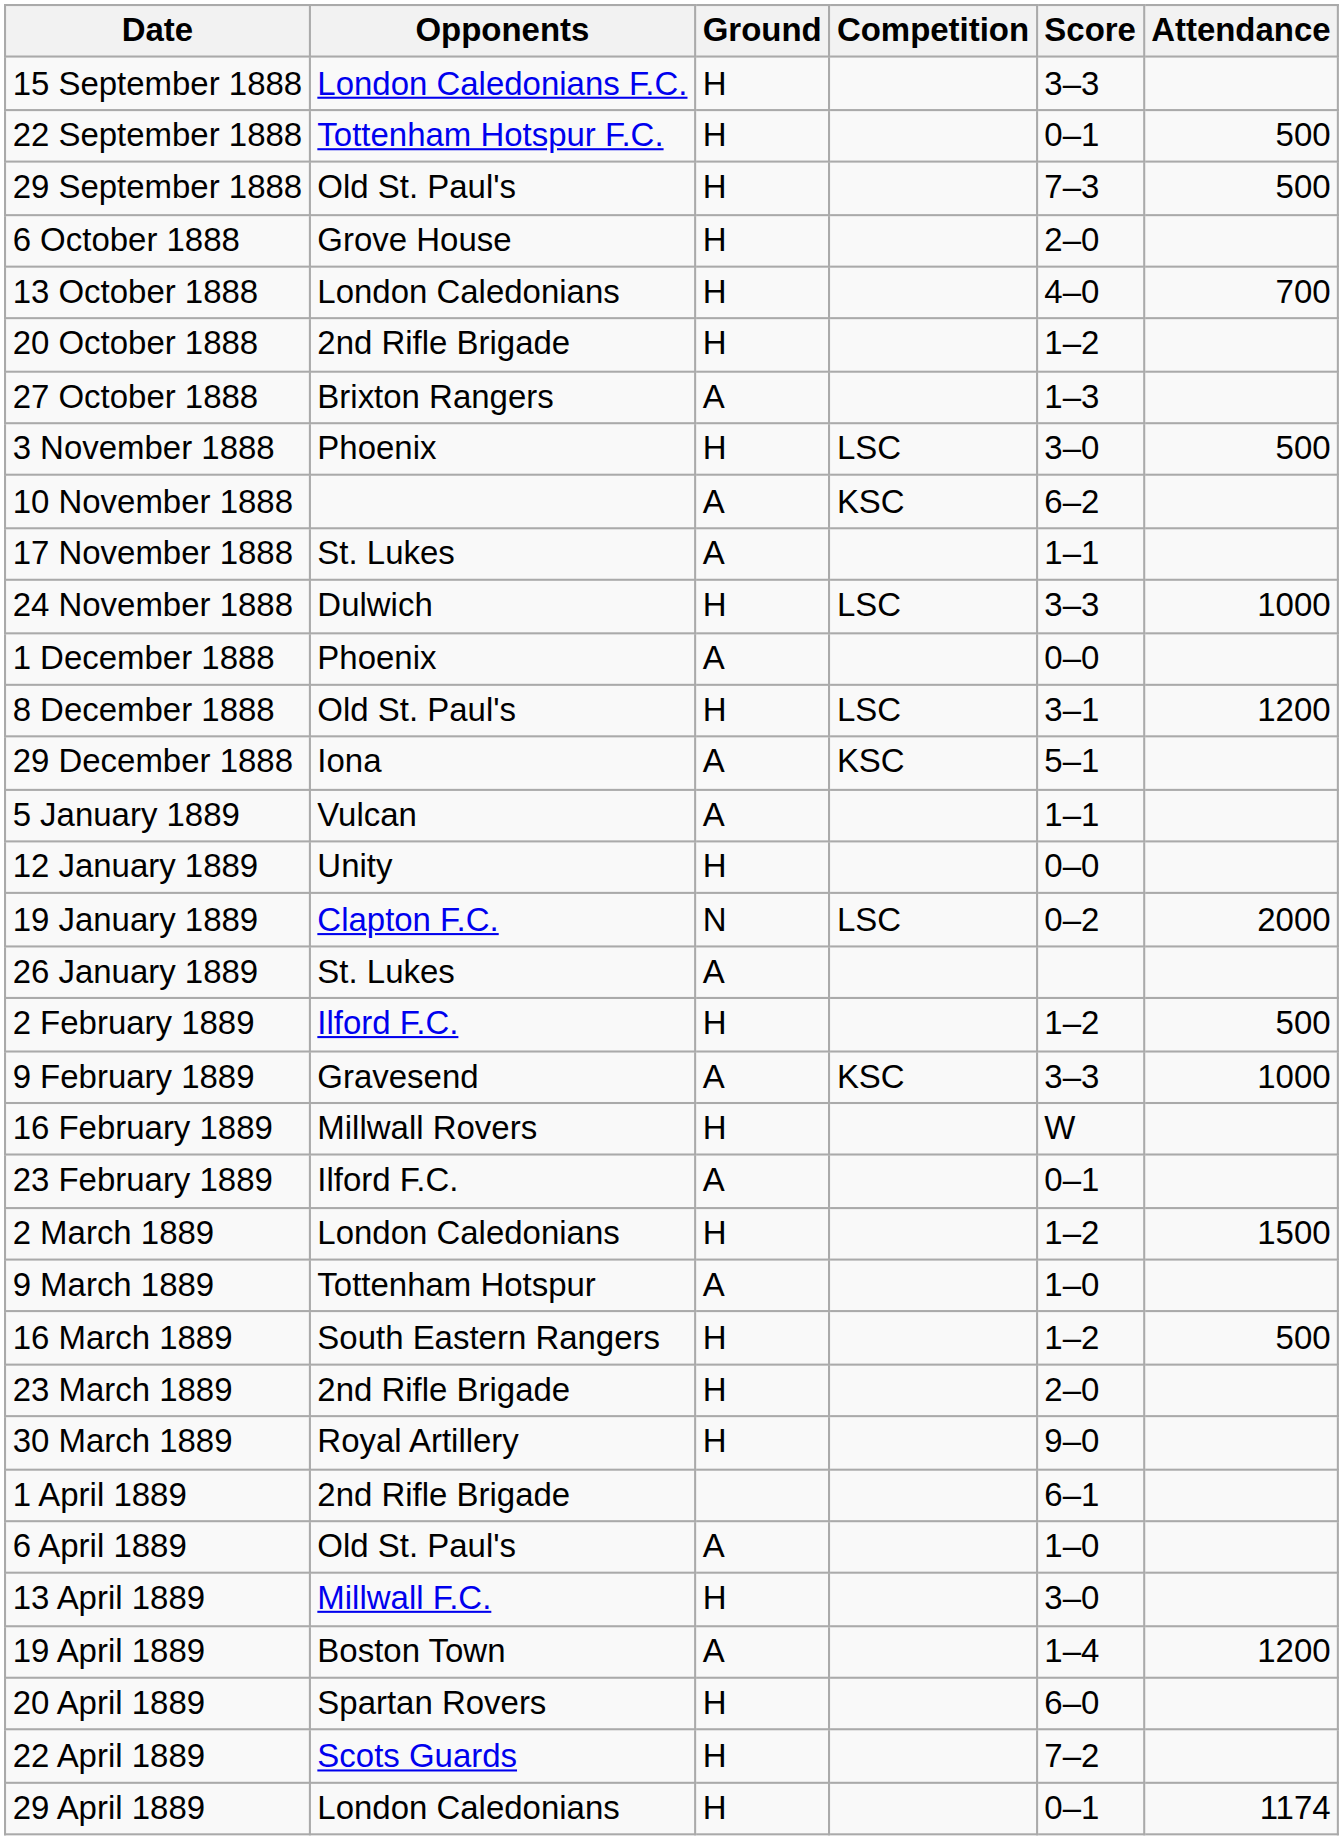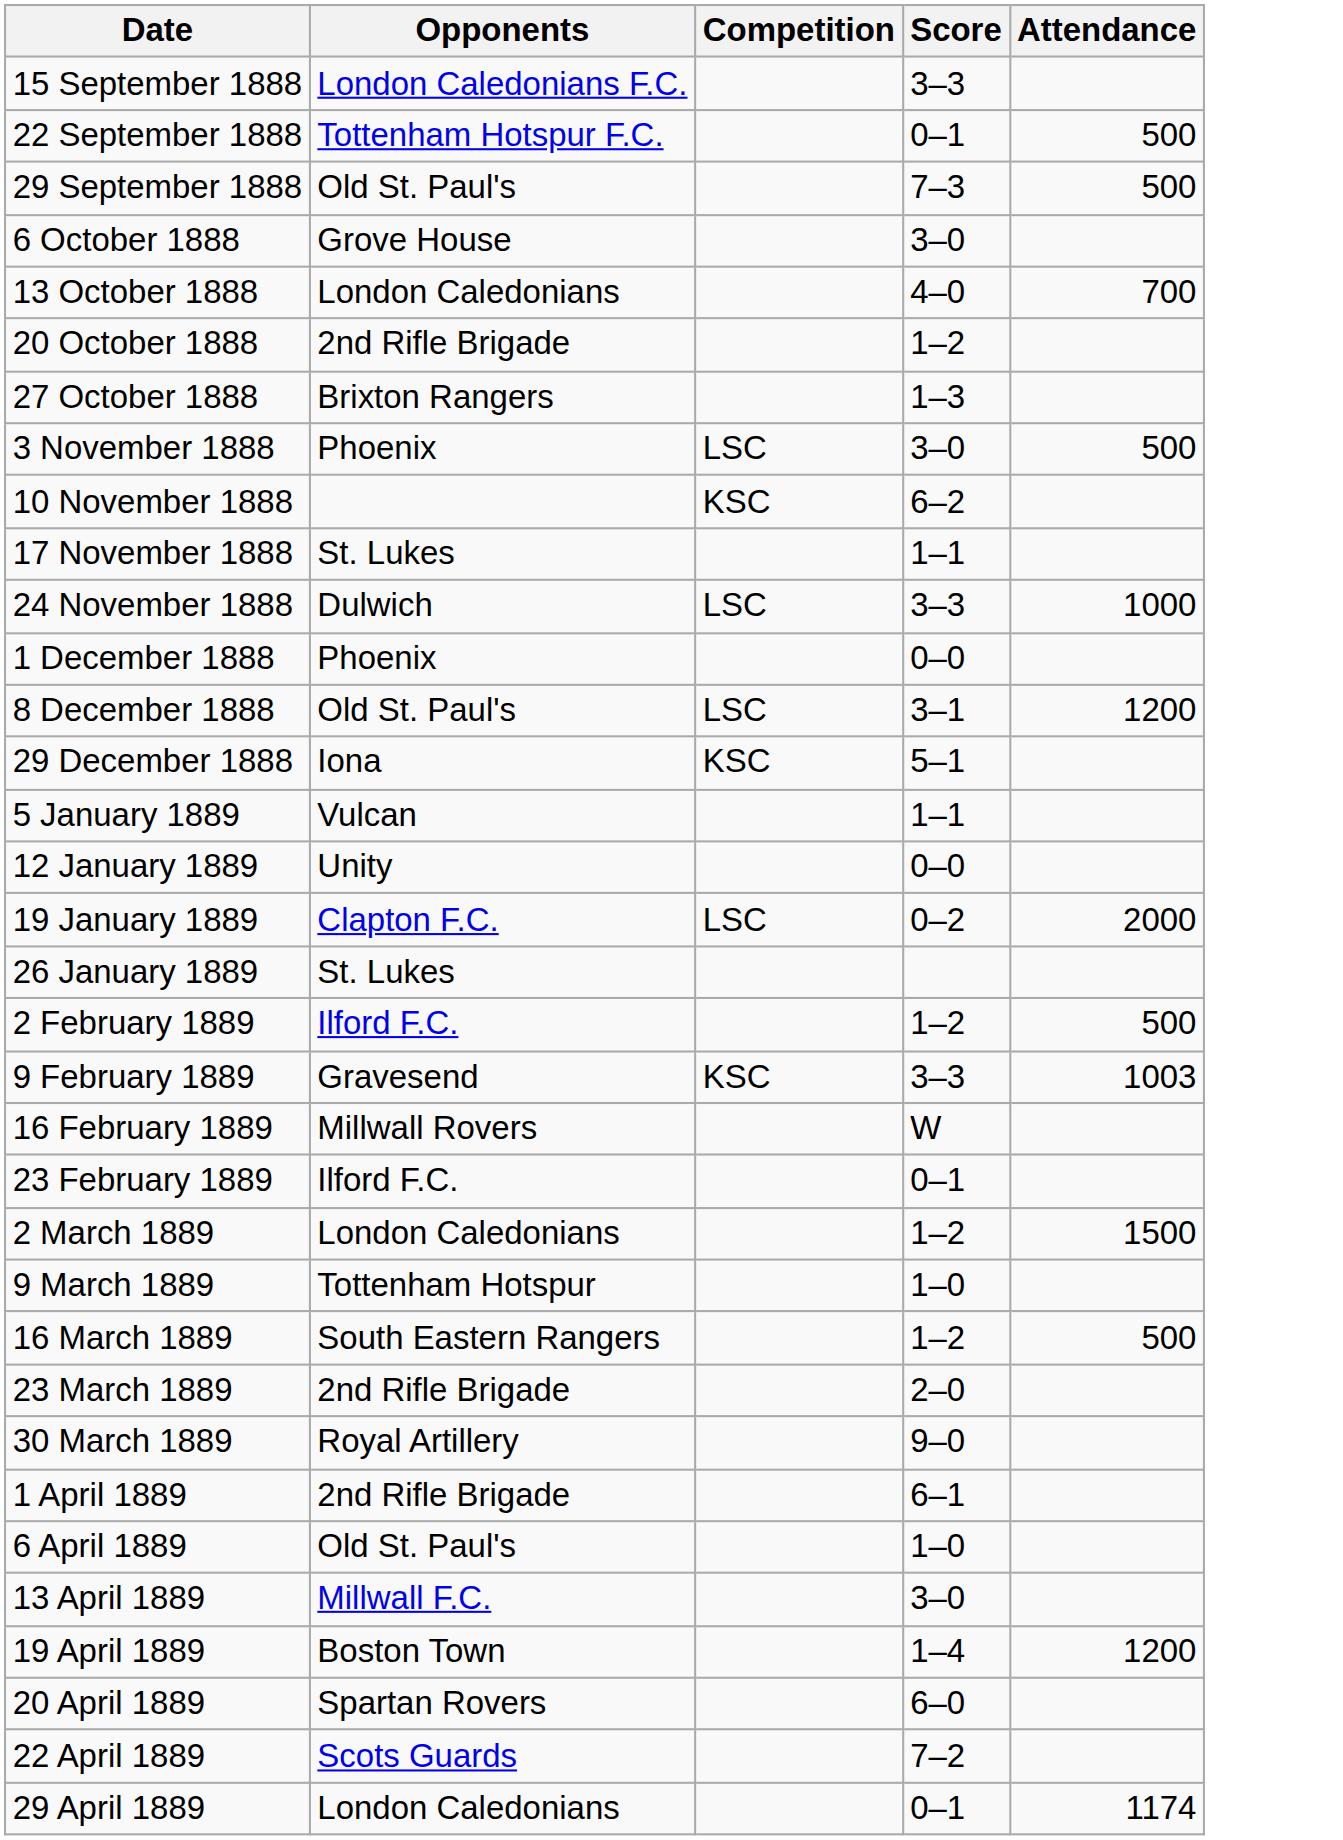- column: (762, 30)
(1072, 239) 2–0 -> (938, 239) 3–0
(1294, 1076) 1000 -> (1160, 1076) 1003
